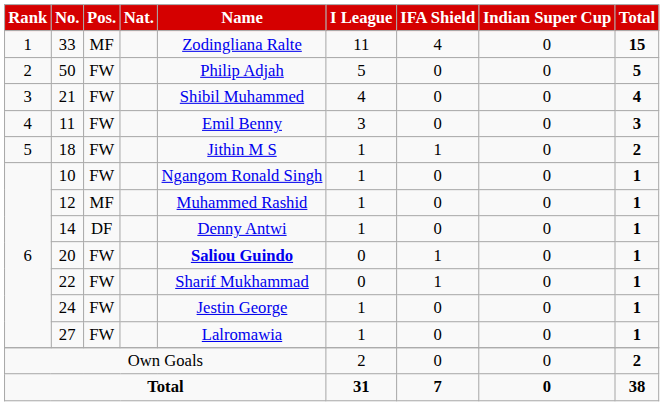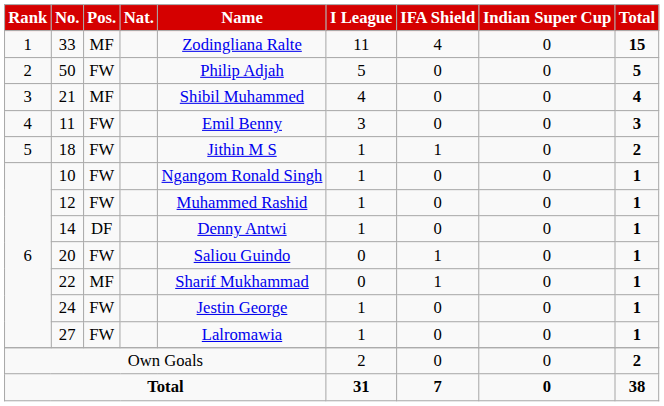(102, 96) FW -> (102, 96) MF
(102, 202) MF -> (102, 202) FW
(242, 255) bold -> (242, 255) normal
(102, 281) FW -> (102, 281) MF
